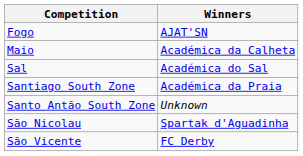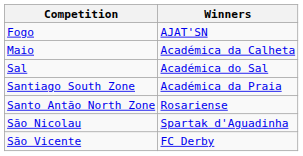+ row: (81, 105)
- row: (81, 105)
